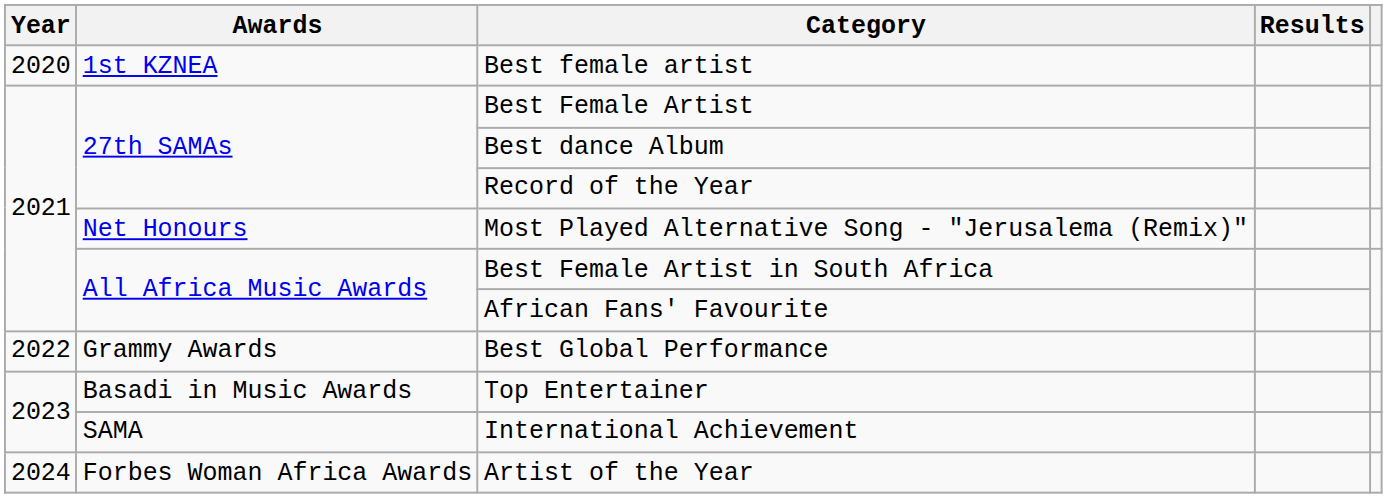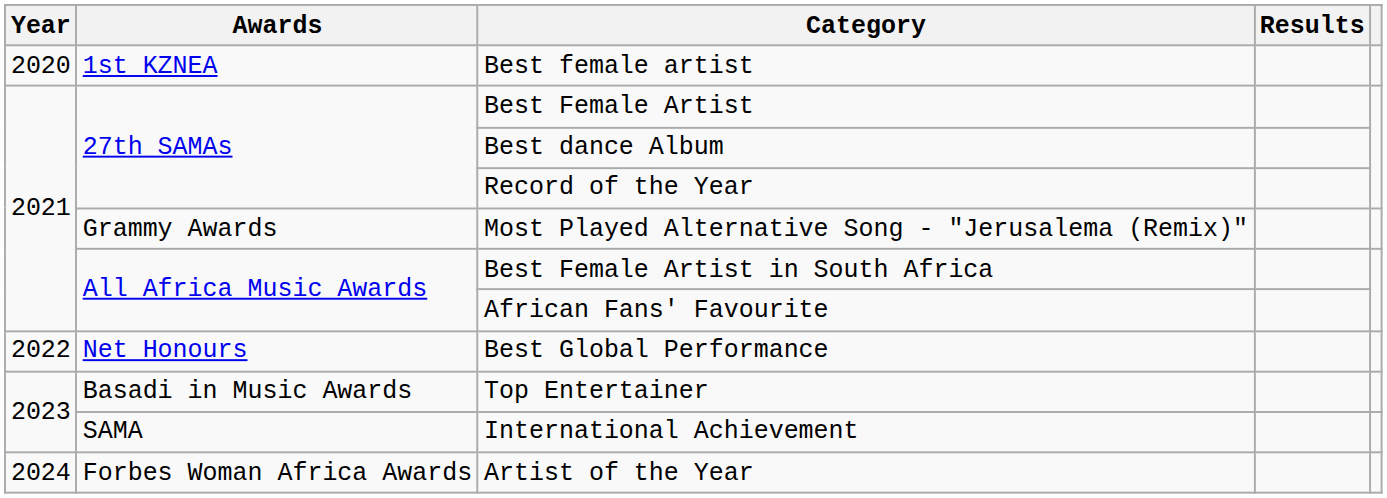(165, 229) Net Honours -> (180, 229) Grammy Awards
(180, 351) Grammy Awards -> (165, 351) Net Honours
